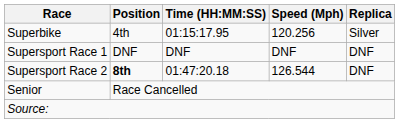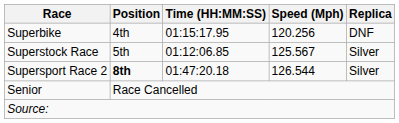(364, 33) Silver -> (361, 33) DNF
+ row: (53, 52)
- row: (57, 52)
(361, 71) DNF -> (364, 71) Silver
